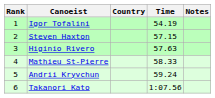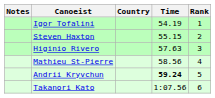columns swapped: (16, 11) <-> (197, 11)
(165, 36) 57.15 -> (170, 36) 55.15
(165, 62) 58.33 -> (170, 62) 58.56
(165, 74) normal -> (170, 74) bold
